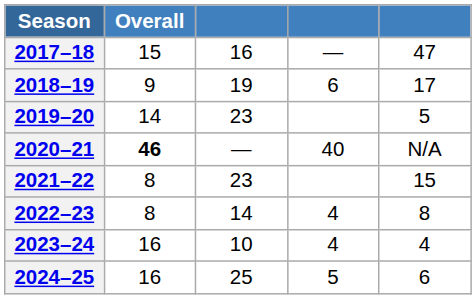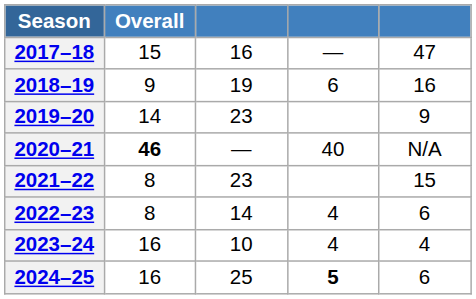(425, 85) 17 -> (425, 85) 16
(425, 117) 5 -> (425, 117) 9
(425, 213) 8 -> (425, 213) 6
(333, 277) normal -> (333, 277) bold
